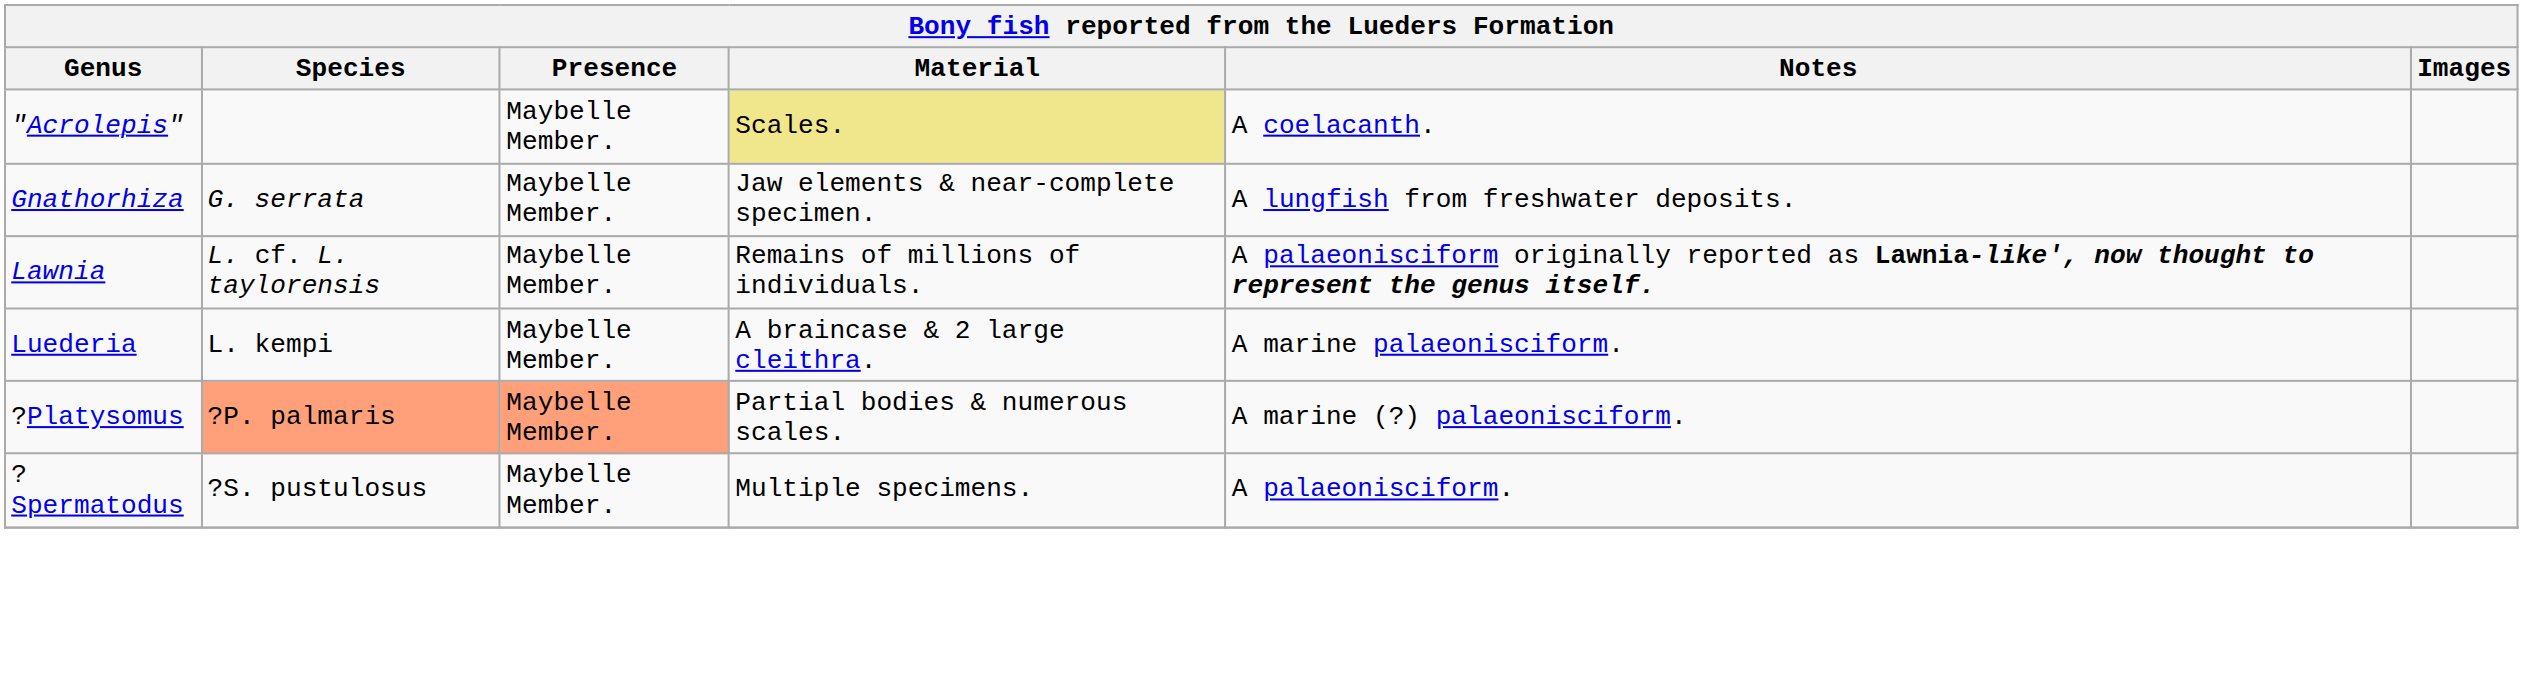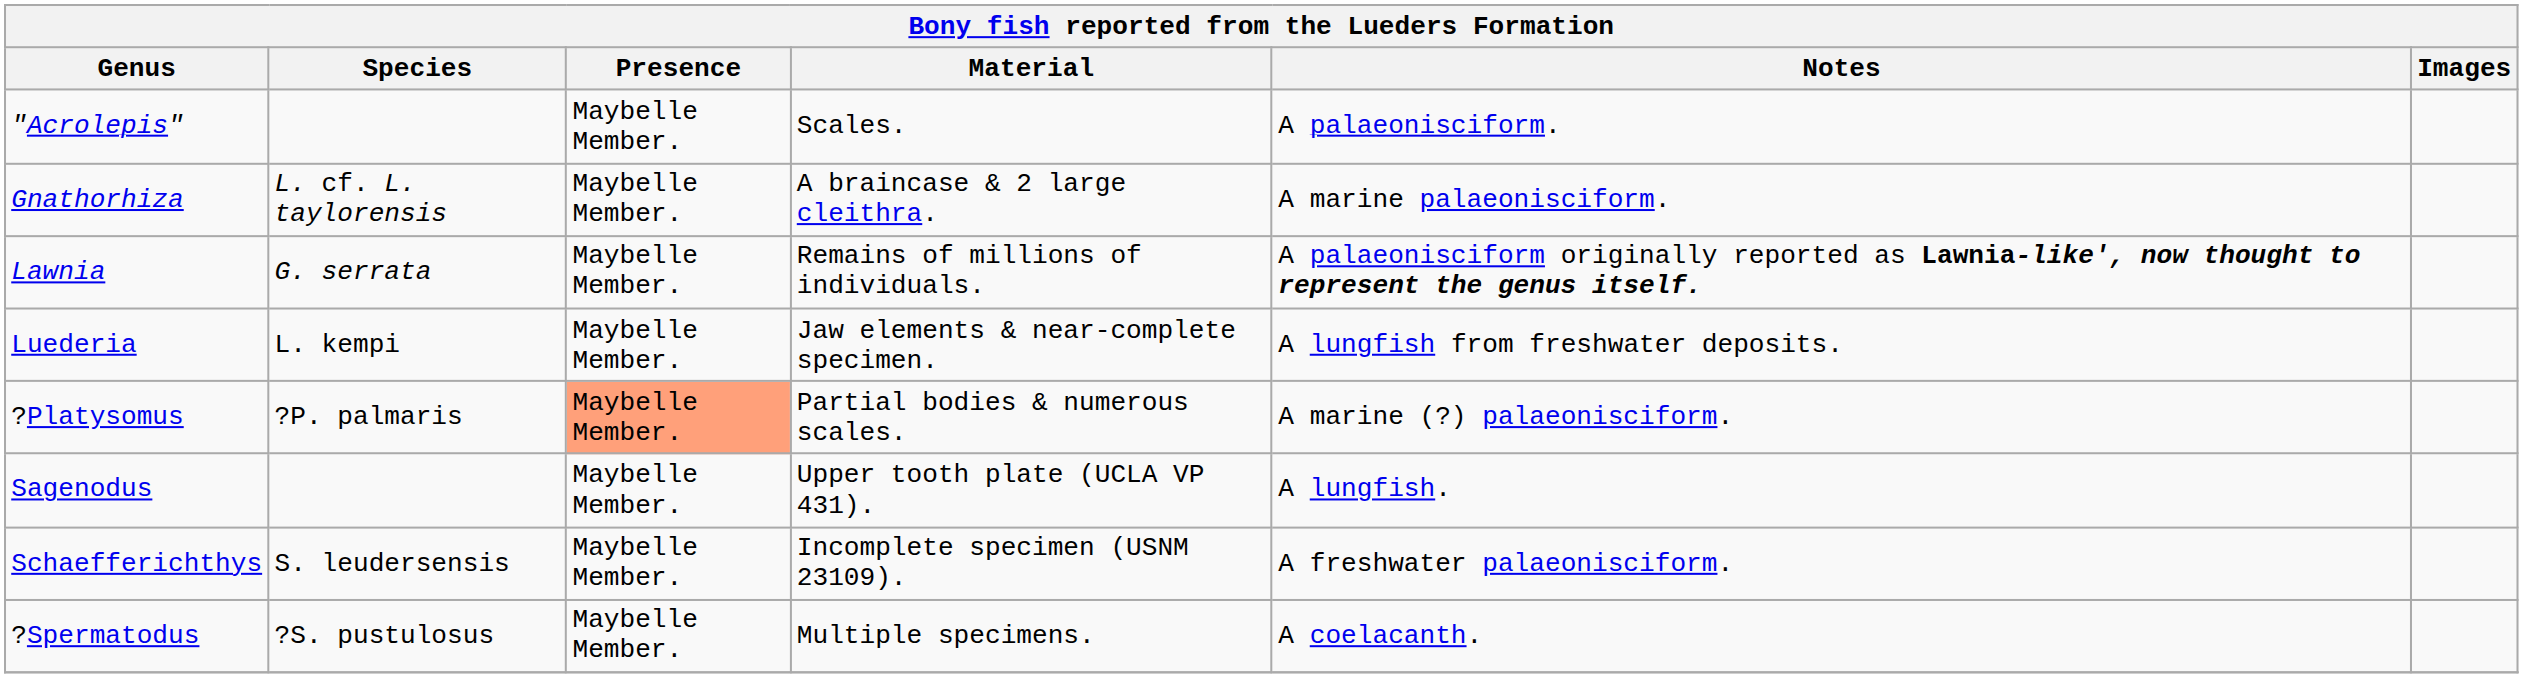(790, 127) khaki background -> (852, 127) no background
(1334, 127) A coelacanth. -> (1420, 127) A palaeonisciform.
(286, 199) G. serrata -> (361, 199) L. cf. L. taylorensis
(955, 199) Jaw elements & near-complete specimen. -> (961, 199) A braincase & 2 large cleithra.
(1514, 199) A lungfish from freshwater deposits. -> (1474, 199) A marine palaeonisciform.
(294, 272) L. cf. L. taylorensis -> (353, 272) G. serrata
(900, 345) A braincase & 2 large cleithra. -> (1016, 345) Jaw elements & near-complete specimen.
(1428, 345) A marine palaeonisciform. -> (1561, 345) A lungfish from freshwater deposits.
(302, 417) lightsalmon background -> (369, 417) no background
+ row: (82, 490)
+ row: (137, 563)
(1373, 490) A palaeonisciform. -> (1380, 636) A coelacanth.
